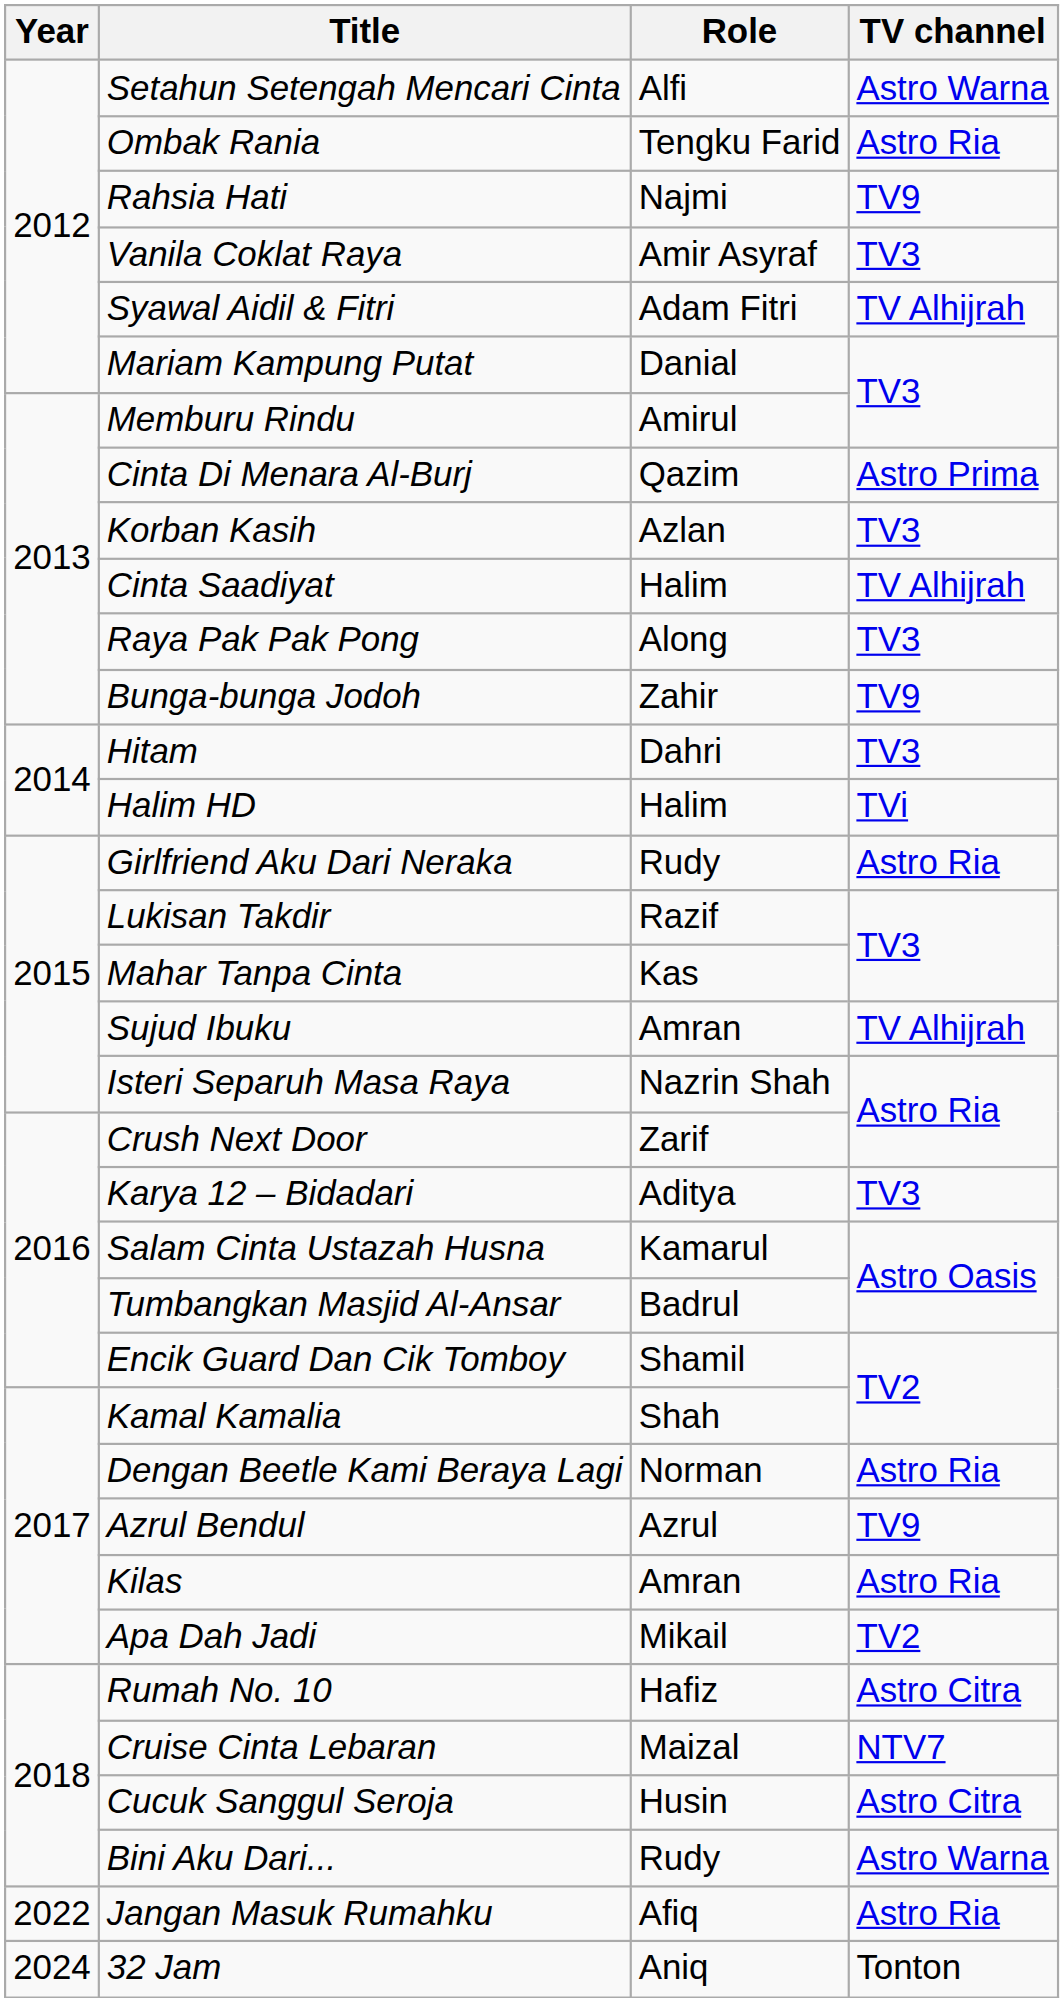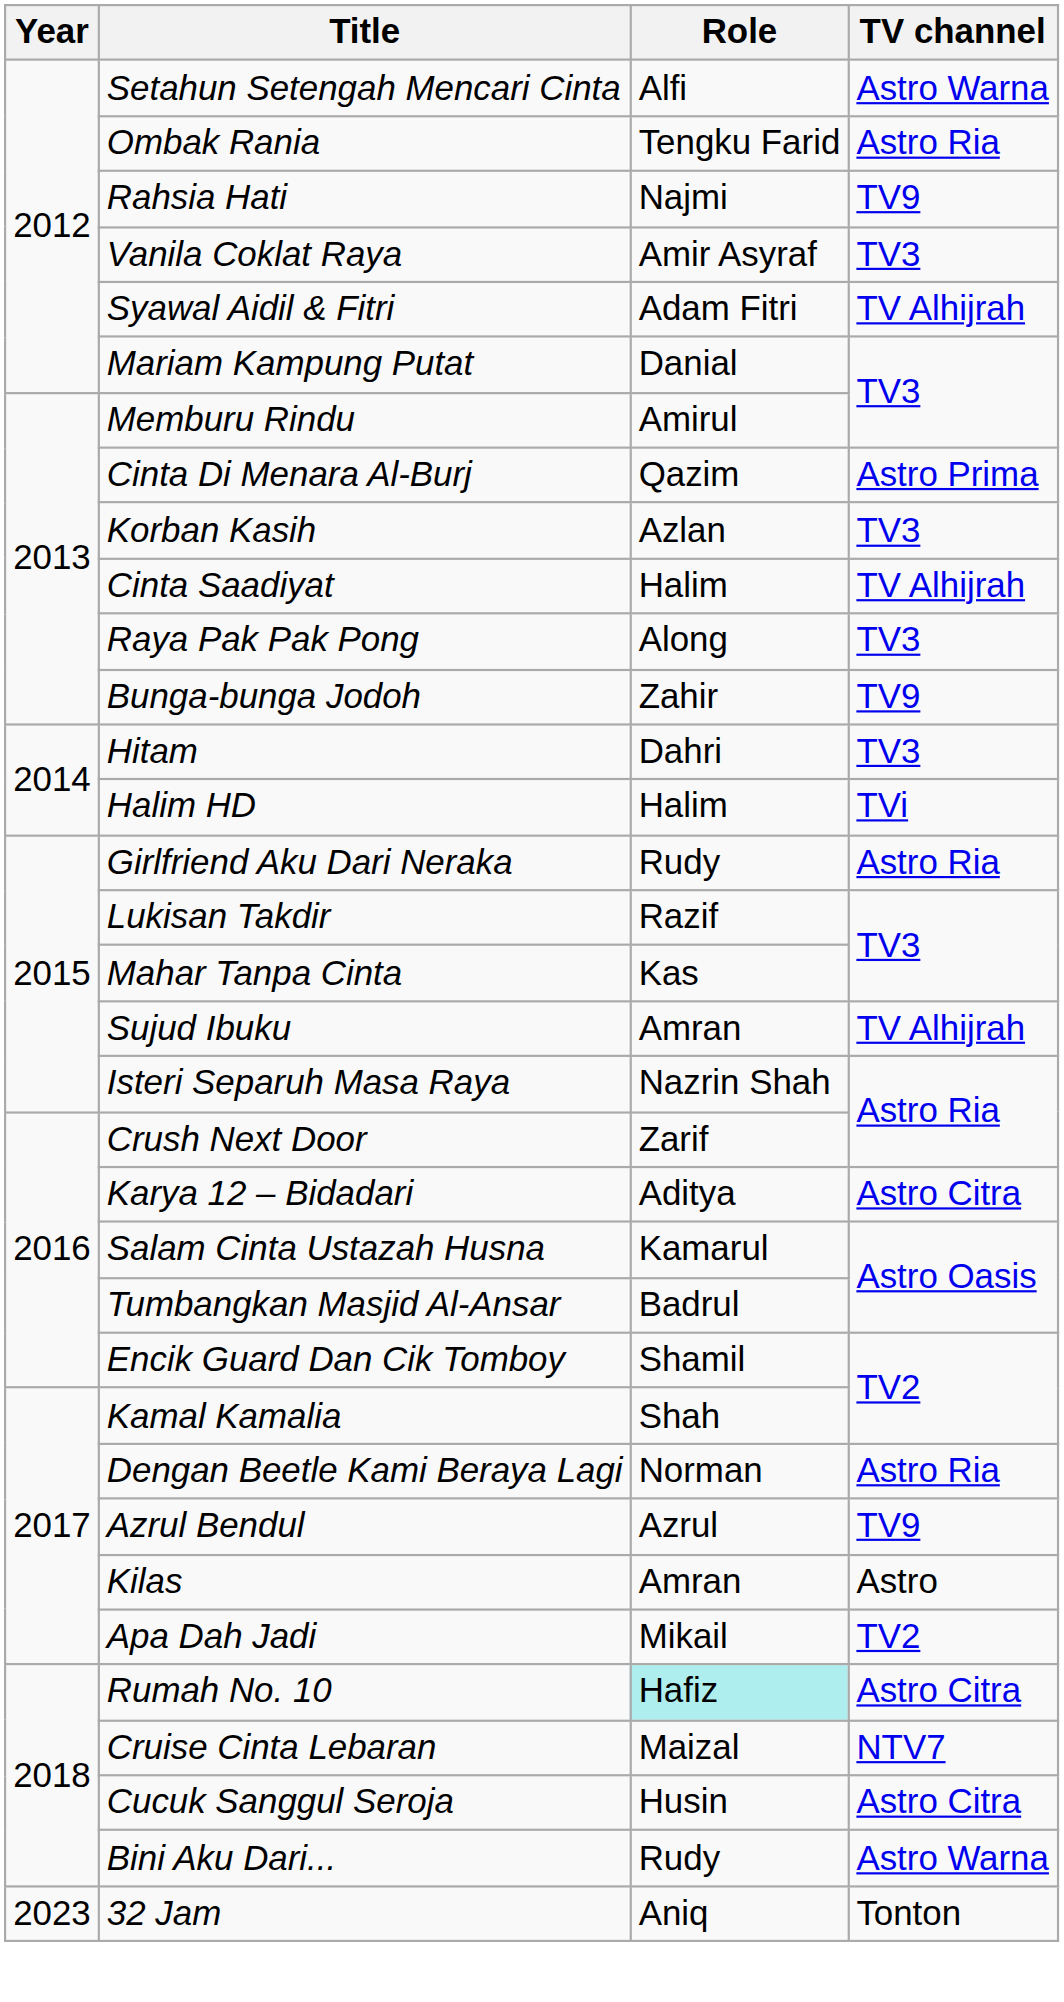(888, 1193) TV3 -> (939, 1193) Astro Citra
(928, 1581) Astro Ria -> (897, 1581) Astro
(678, 1691) no background -> (678, 1691) paleturquoise background
- row: (300, 1912)
(52, 1968) 2024 -> (52, 1912) 2023
